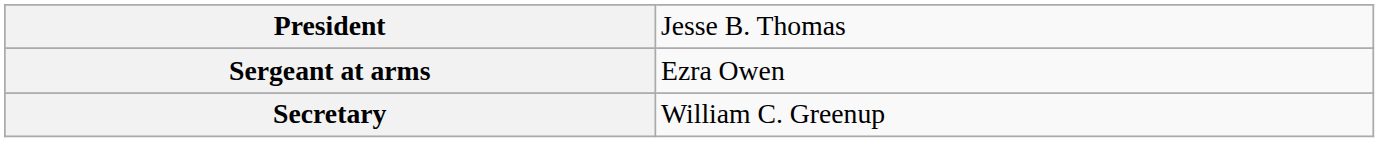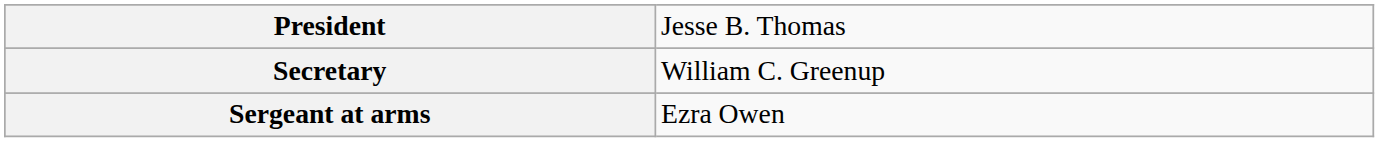rows swapped: (330, 114) <-> (330, 70)
